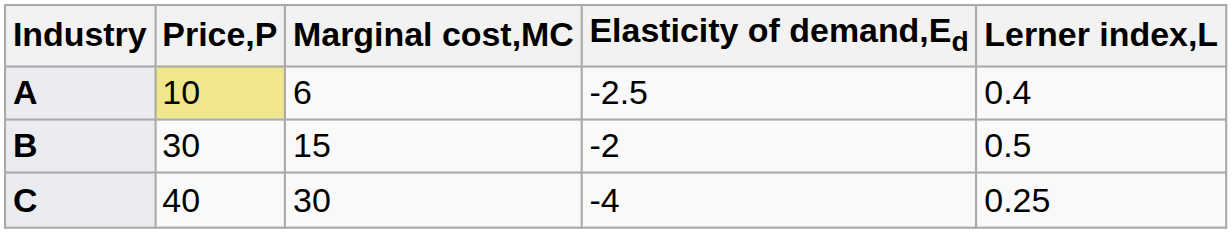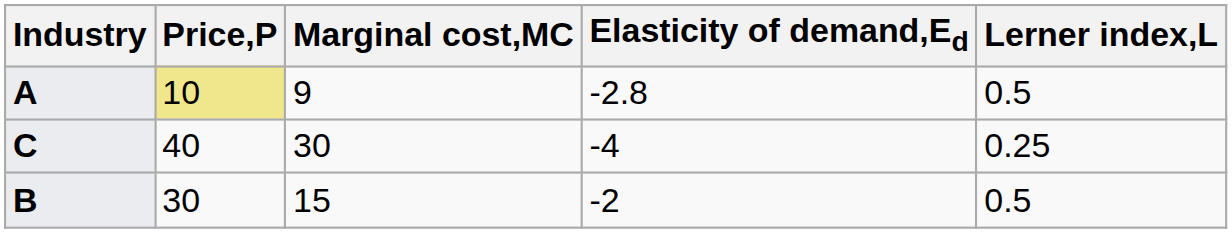(302, 91) 6 -> (302, 91) 9
(619, 91) -2.5 -> (619, 91) -2.8
(1008, 91) 0.4 -> (1008, 91) 0.5
rows swapped: (25, 145) <-> (25, 199)
